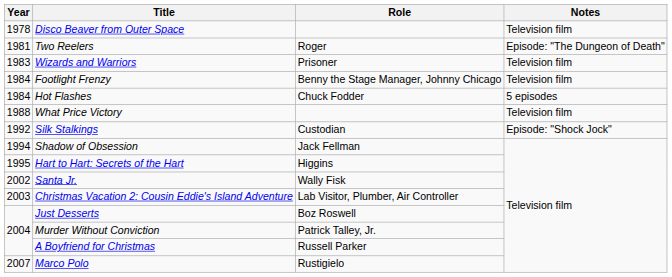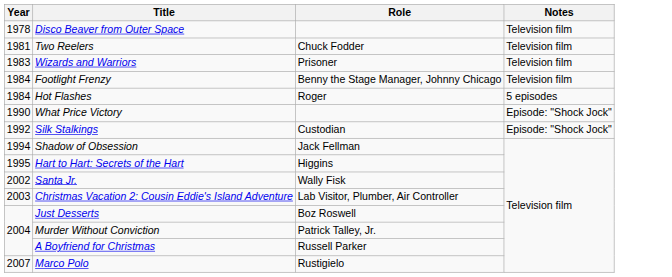(312, 46) Roger -> (331, 46) Chuck Fodder
(586, 46) Episode: "The Dungeon of Death" -> (539, 46) Television film
(331, 96) Chuck Fodder -> (312, 96) Roger
(19, 113) 1988 -> (19, 113) 1990
(539, 113) Television film -> (559, 113) Episode: "Shock Jock"
